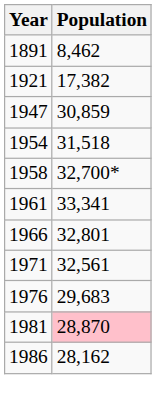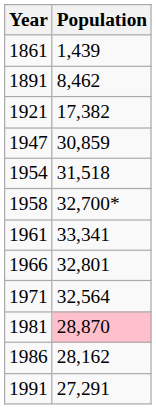+ row: (28, 50)
(83, 265) 32,561 -> (83, 296) 32,564
- row: (28, 296)
+ row: (28, 388)
